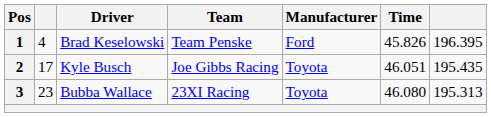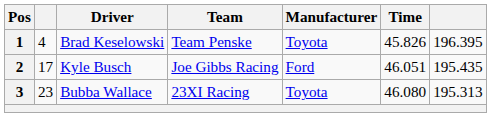(300, 42) Ford -> (307, 42) Toyota
(307, 67) Toyota -> (300, 67) Ford
